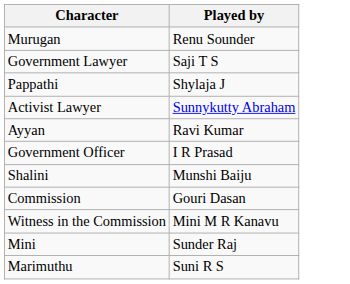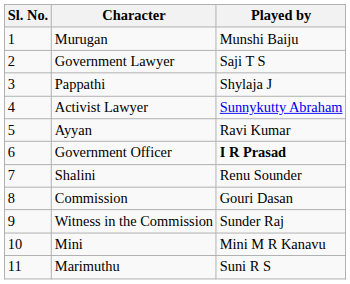+ column: (28, 15)
(214, 38) Renu Sounder -> (259, 38) Munshi Baiju
(203, 152) normal -> (253, 152) bold
(212, 175) Munshi Baiju -> (261, 175) Renu Sounder
(226, 221) Mini M R Kanavu -> (252, 221) Sunder Raj
(205, 244) Sunder Raj -> (273, 244) Mini M R Kanavu
